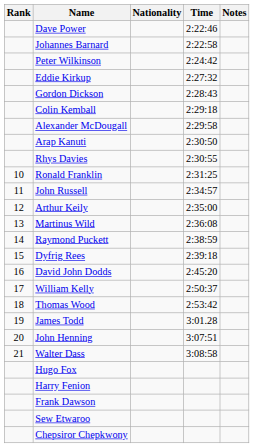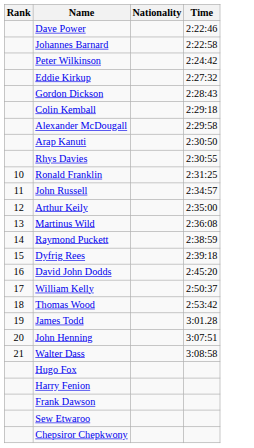- column: (234, 12)
